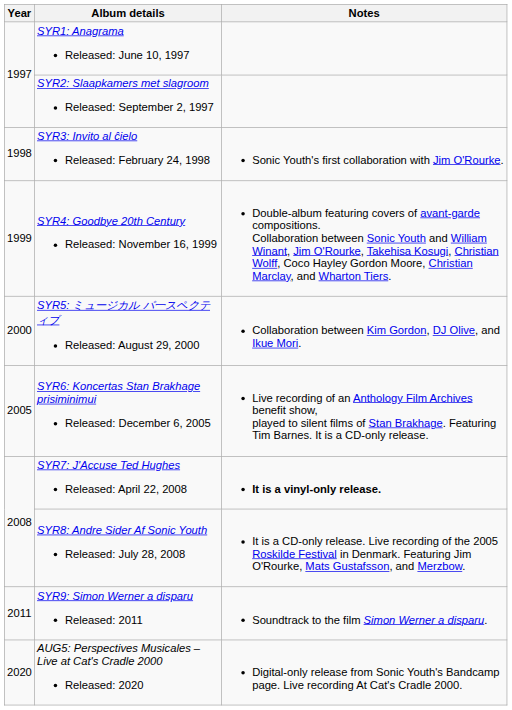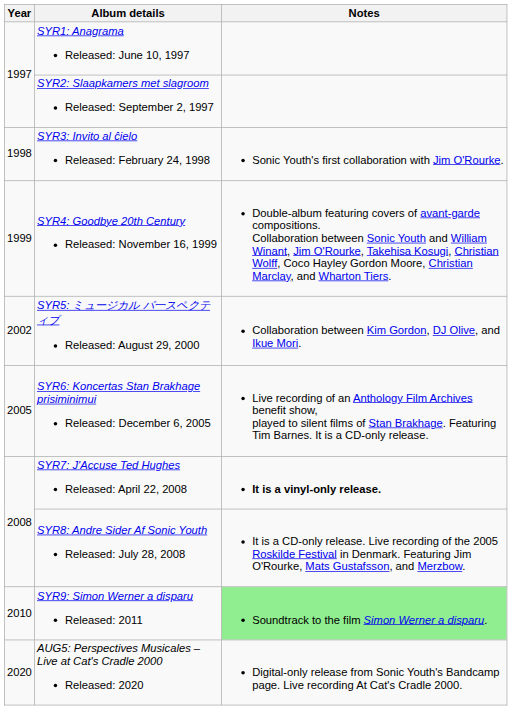(19, 331) 2000 -> (19, 331) 2002
(19, 613) 2011 -> (19, 613) 2010
(364, 620) no background -> (364, 620) lightgreen background
